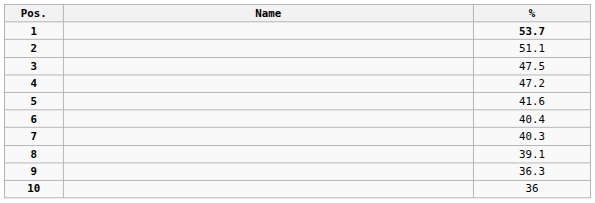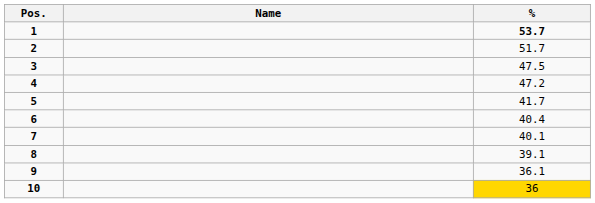(532, 48) 51.1 -> (532, 48) 51.7
(532, 101) 41.6 -> (532, 101) 41.7
(532, 136) 40.3 -> (532, 136) 40.1
(532, 171) 36.3 -> (532, 171) 36.1
(532, 189) no background -> (532, 189) gold background
